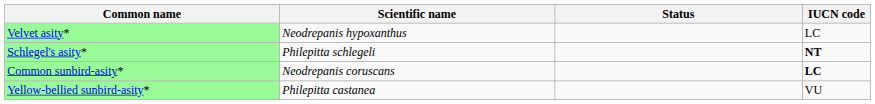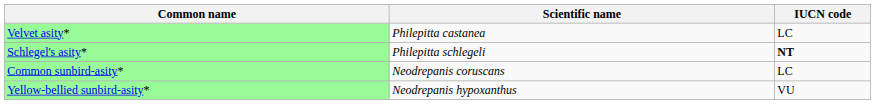- column: (678, 14)
(344, 33) Neodrepanis hypoxanthus -> (439, 33) Philepitta castanea
(813, 71) bold -> (785, 71) normal
(329, 90) Philepitta castanea -> (455, 90) Neodrepanis hypoxanthus
